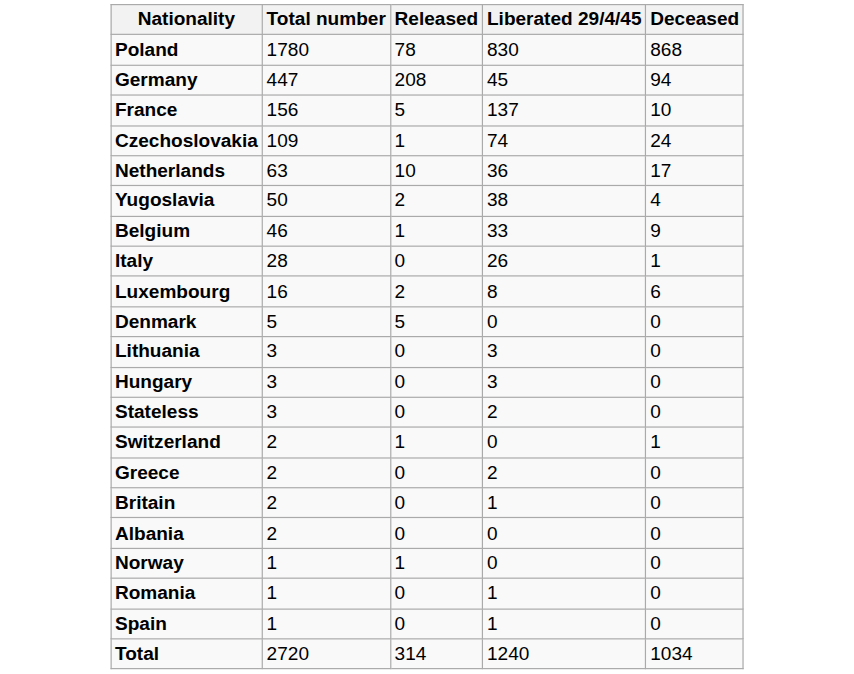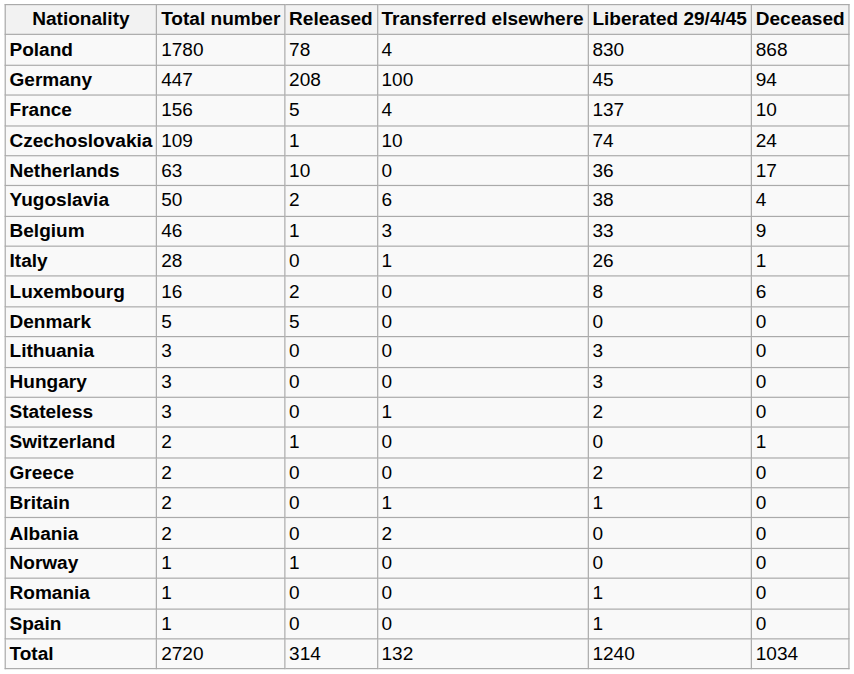+ column: (483, 19)
